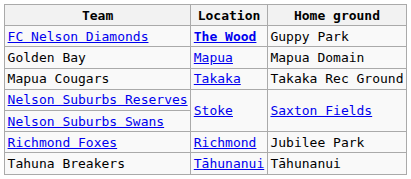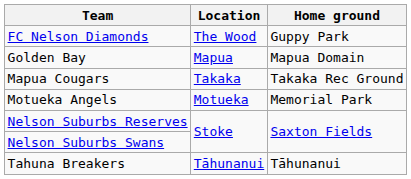(225, 36) bold -> (225, 36) normal
+ row: (62, 100)
- row: (62, 142)
